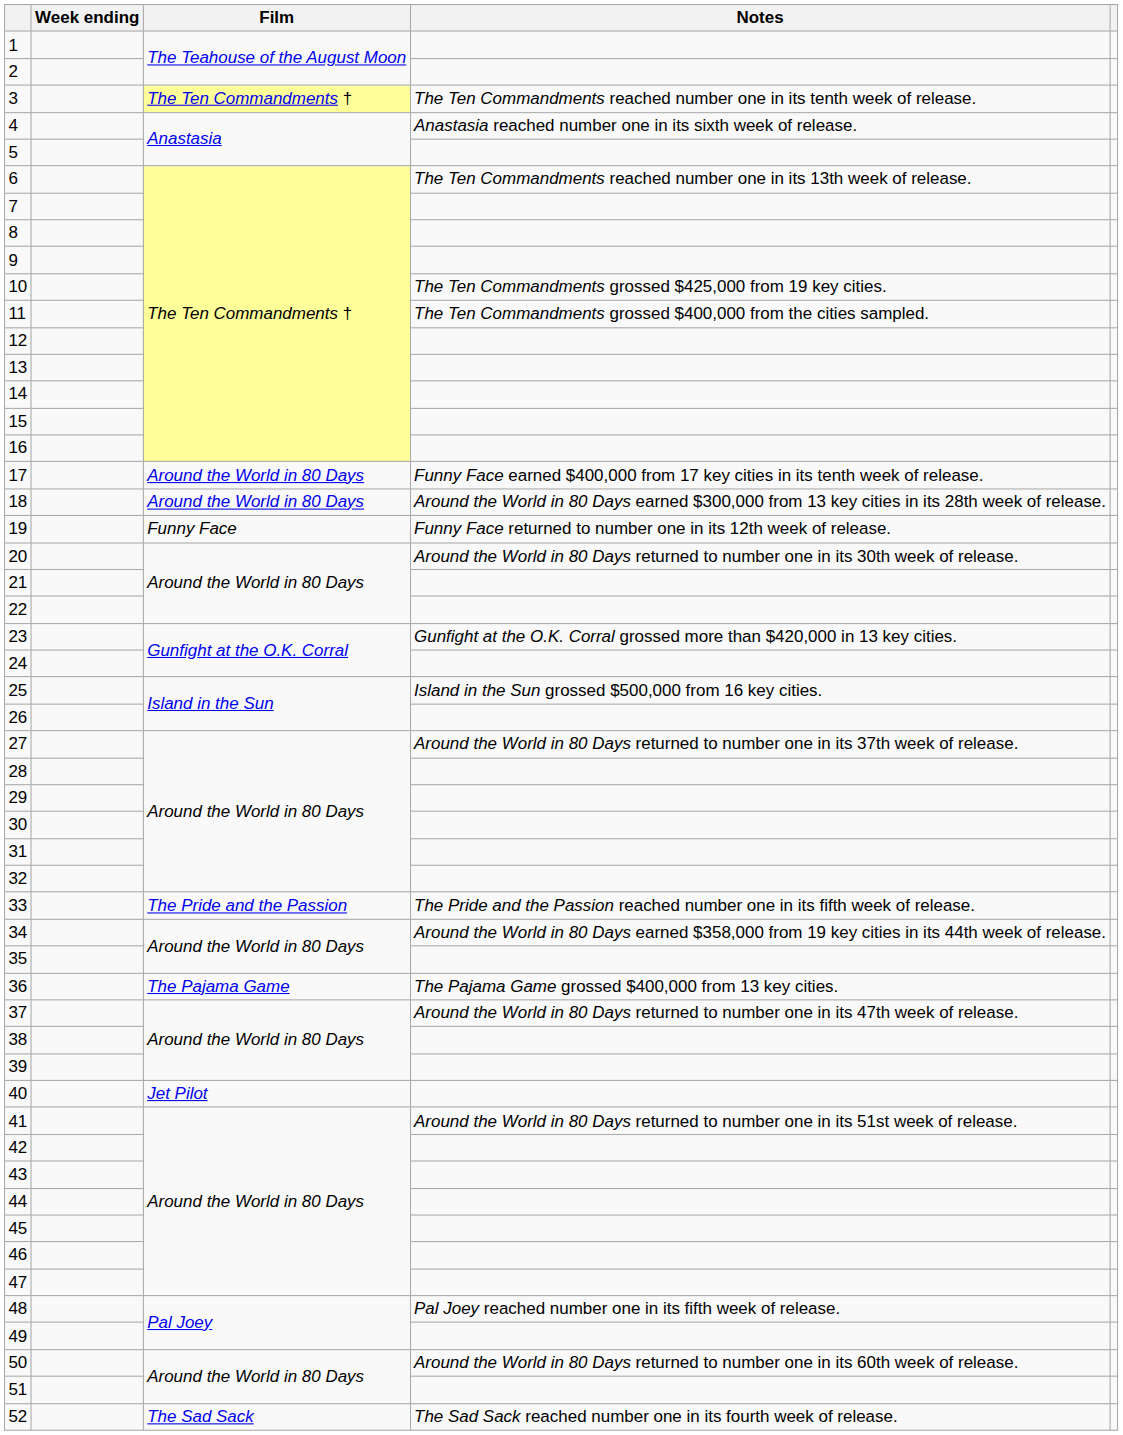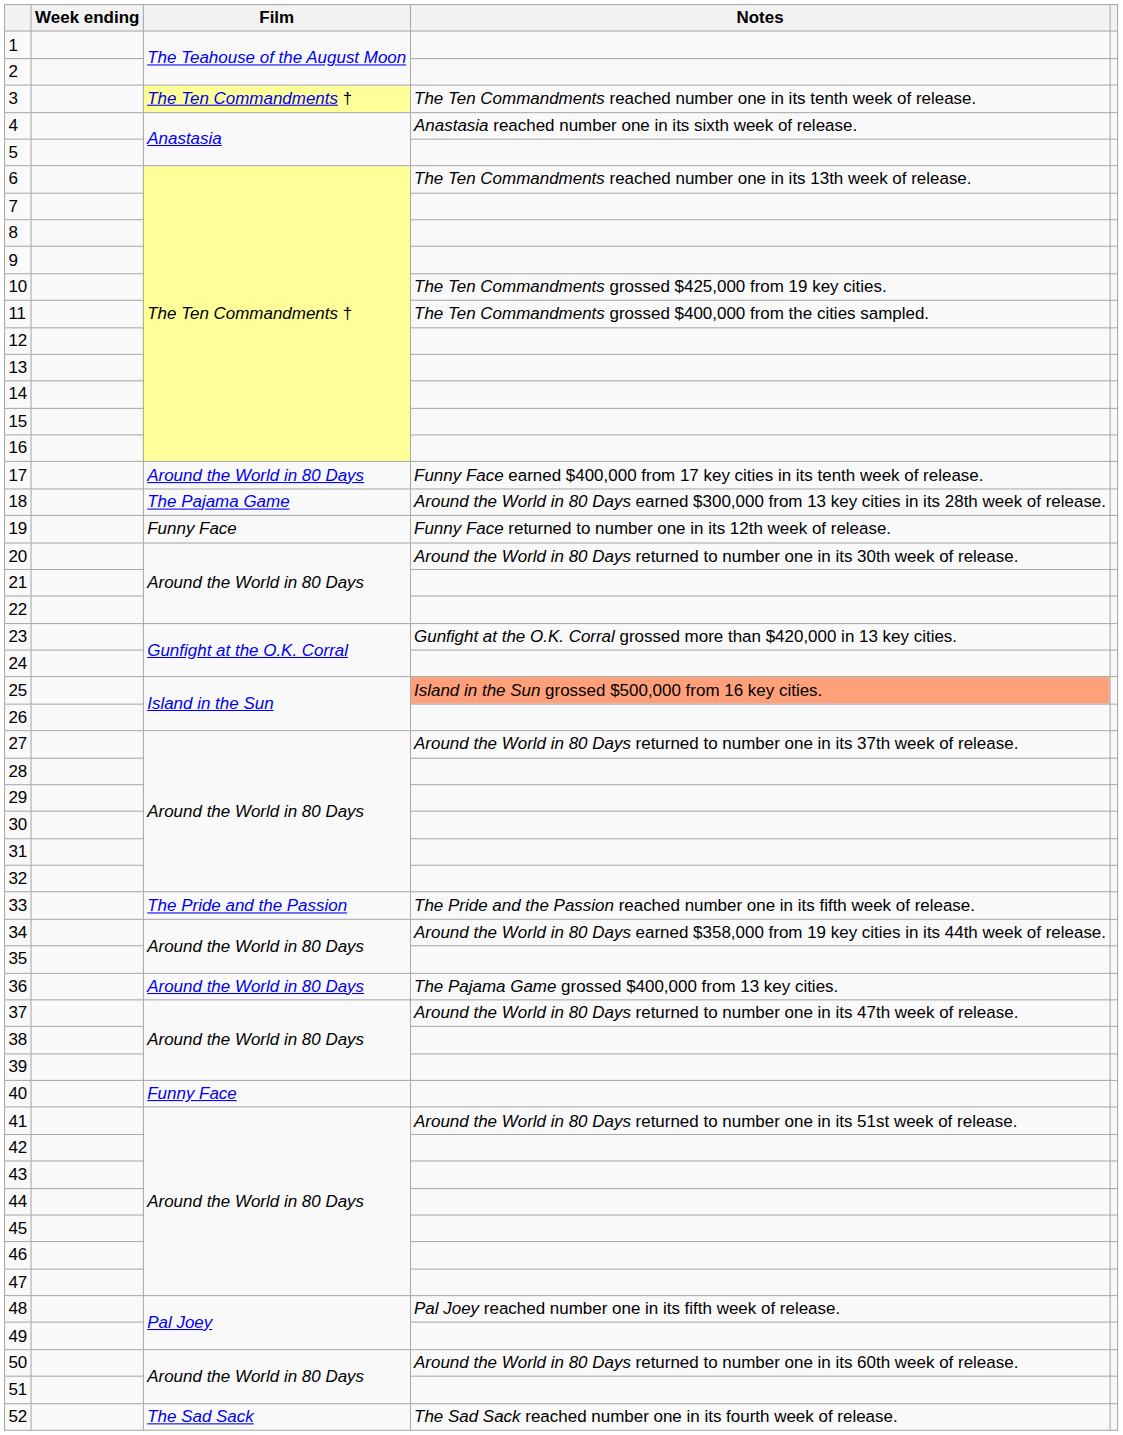(256, 502) Around the World in 80 Days -> (218, 502) The Pajama Game
(618, 690) no background -> (618, 690) lightsalmon background
(218, 986) The Pajama Game -> (256, 986) Around the World in 80 Days
(177, 1093) Jet Pilot -> (192, 1093) Funny Face
